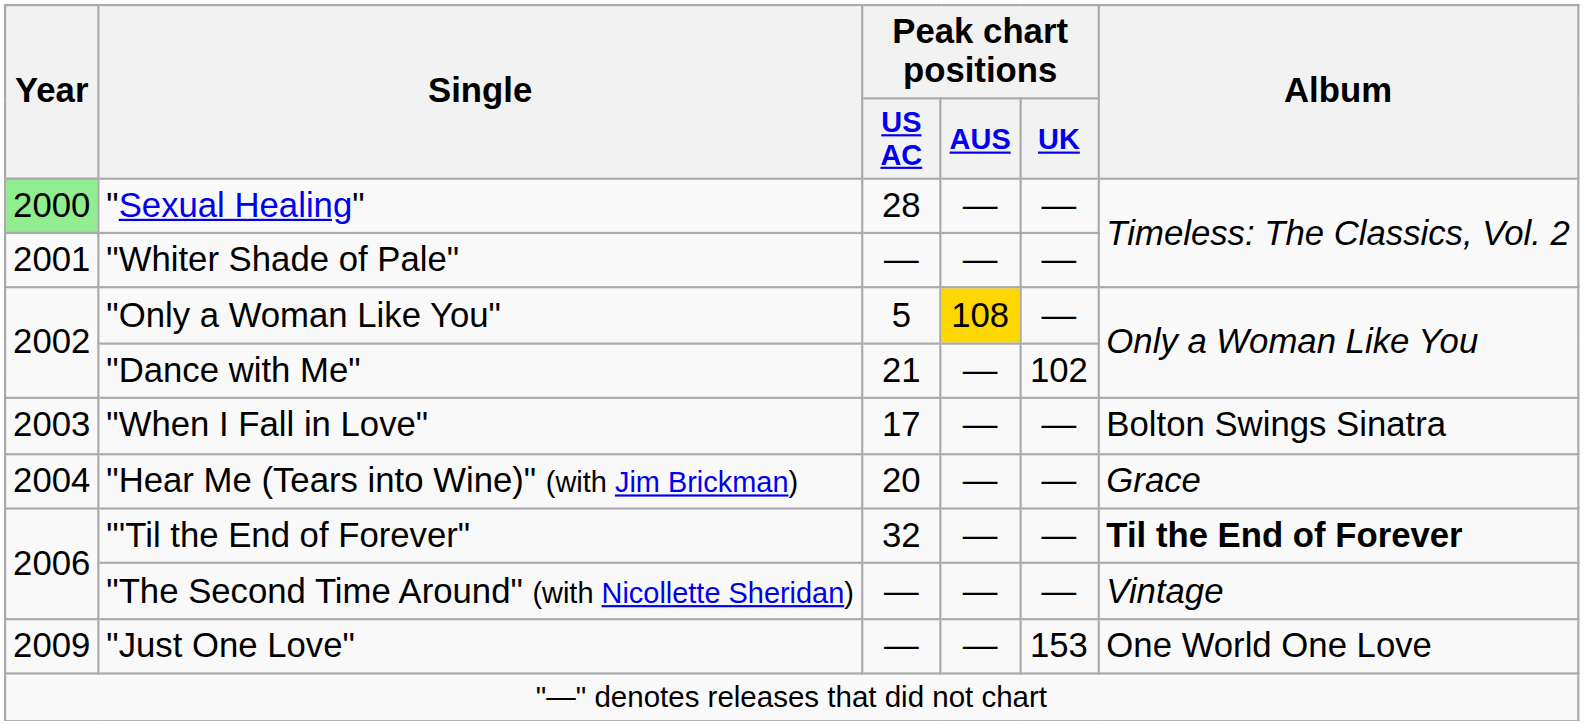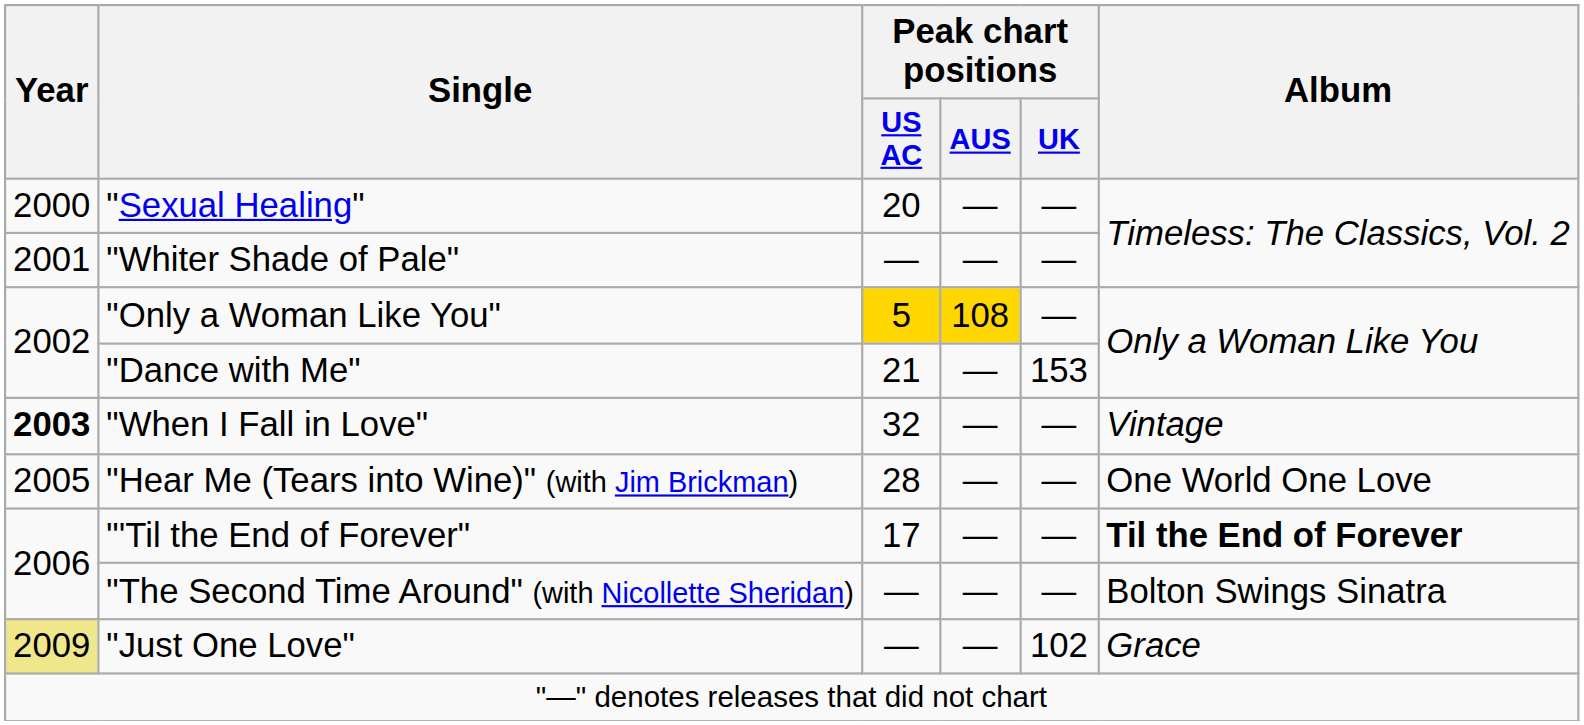(52, 204) lightgreen background -> (52, 204) no background
(901, 204) 28 -> (901, 204) 20
(901, 315) no background -> (901, 315) gold background
(1059, 370) 102 -> (1059, 370) 153
(52, 425) normal -> (52, 425) bold
(901, 425) 17 -> (901, 425) 32
(1276, 425) Bolton Swings Sinatra -> (1165, 425) Vintage
(52, 480) 2004 -> (52, 480) 2005
(901, 480) 20 -> (901, 480) 28
(1154, 480) Grace -> (1269, 480) One World One Love
(901, 535) 32 -> (901, 535) 17
(1165, 590) Vintage -> (1276, 590) Bolton Swings Sinatra
(52, 645) no background -> (52, 645) khaki background
(1059, 645) 153 -> (1059, 645) 102
(1269, 645) One World One Love -> (1154, 645) Grace
